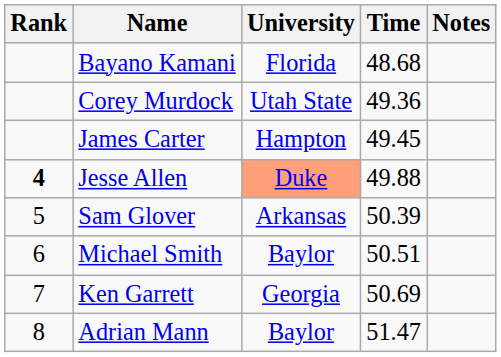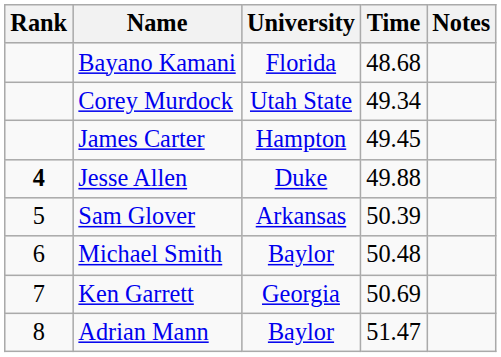(394, 100) 49.36 -> (394, 100) 49.34
(301, 178) lightsalmon background -> (301, 178) no background
(394, 255) 50.51 -> (394, 255) 50.48
